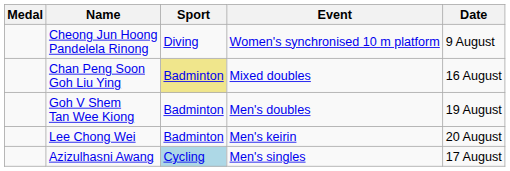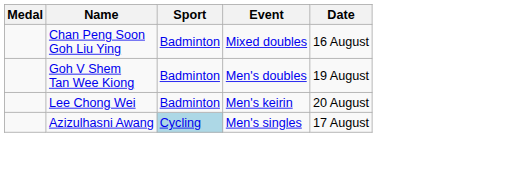- row: (103, 42)
(194, 76) khaki background -> (190, 42) no background
